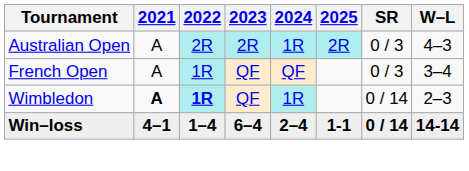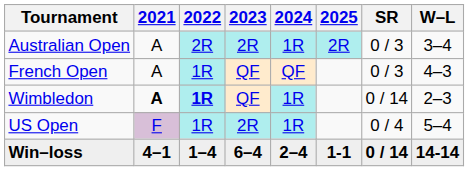(438, 44) 4–3 -> (438, 44) 3–4
(438, 71) 3–4 -> (438, 71) 4–3
+ row: (43, 125)
